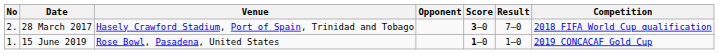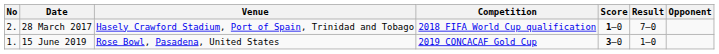columns swapped: (440, 12) <-> (623, 12)
(479, 27) 3–0 -> (614, 27) 1–0
(479, 42) 1–0 -> (614, 42) 3–0
